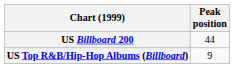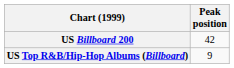(210, 39) 44 -> (210, 39) 42
